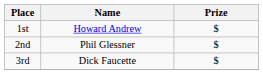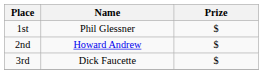(107, 28) Howard Andrew -> (107, 28) Phil Glessner
(107, 45) Phil Glessner -> (107, 45) Howard Andrew
